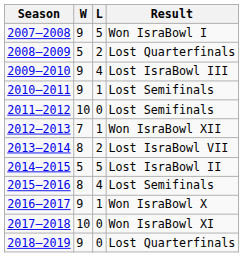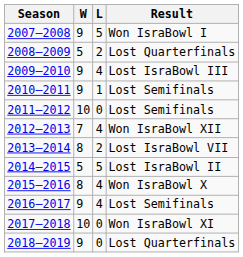(99, 128) 1 -> (99, 128) 4
(161, 186) Lost Semifinals -> (158, 186) Won IsraBowl X
(99, 205) 1 -> (99, 205) 4
(158, 205) Won IsraBowl X -> (161, 205) Lost Semifinals
